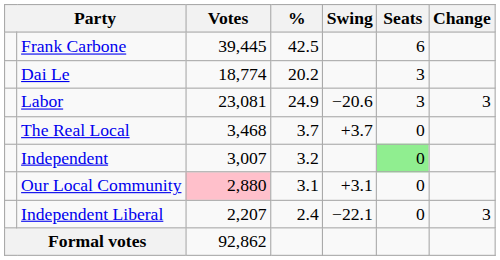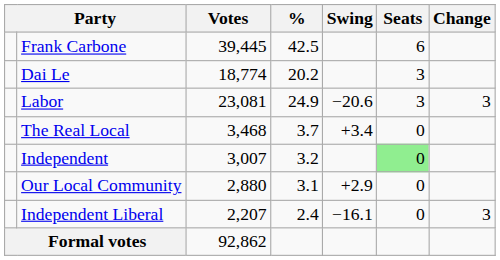(357, 130) +3.7 -> (357, 130) +3.4
(247, 185) pink background -> (247, 185) no background
(357, 185) +3.1 -> (357, 185) +2.9
(352, 213) −22.1 -> (352, 213) −16.1
